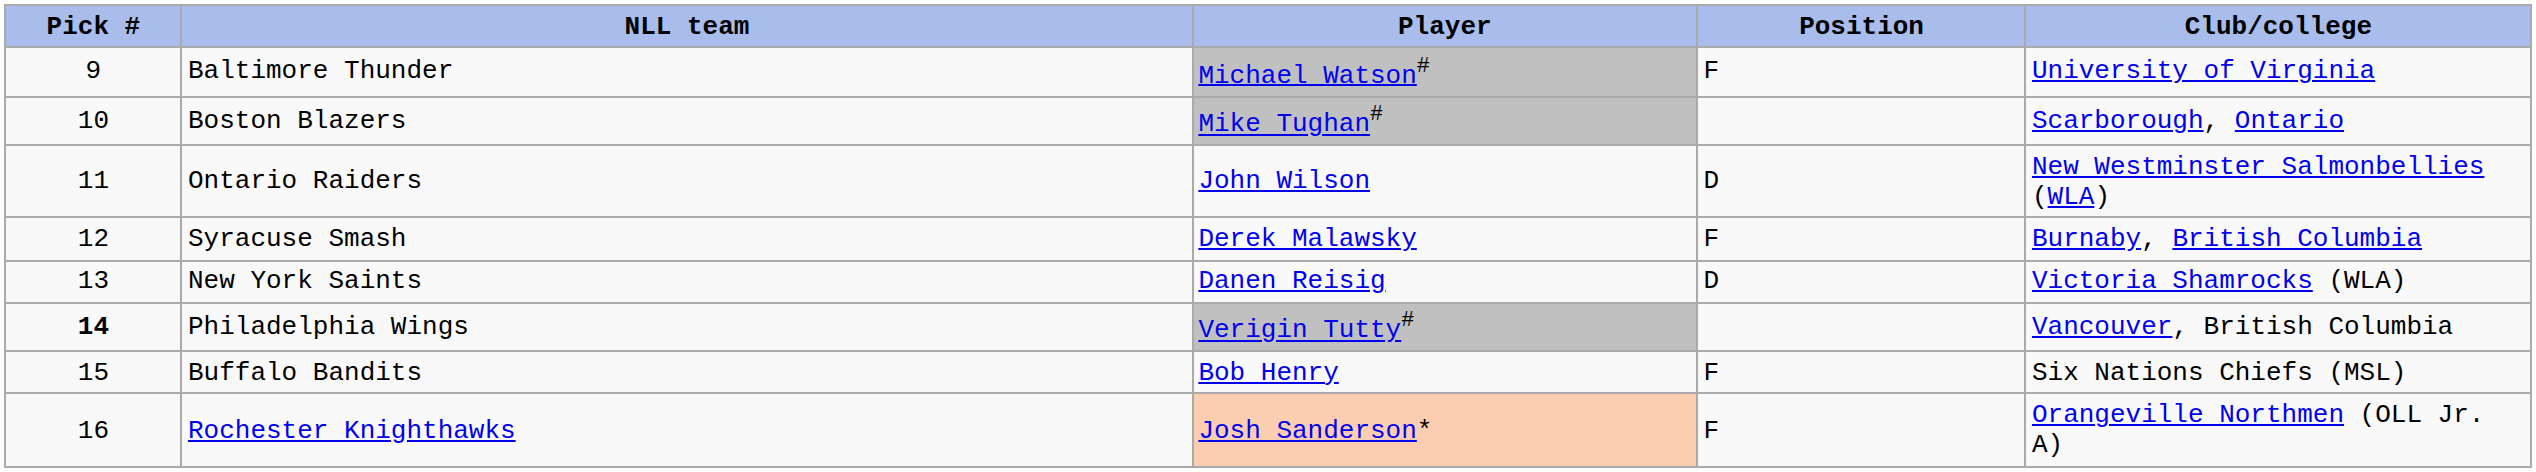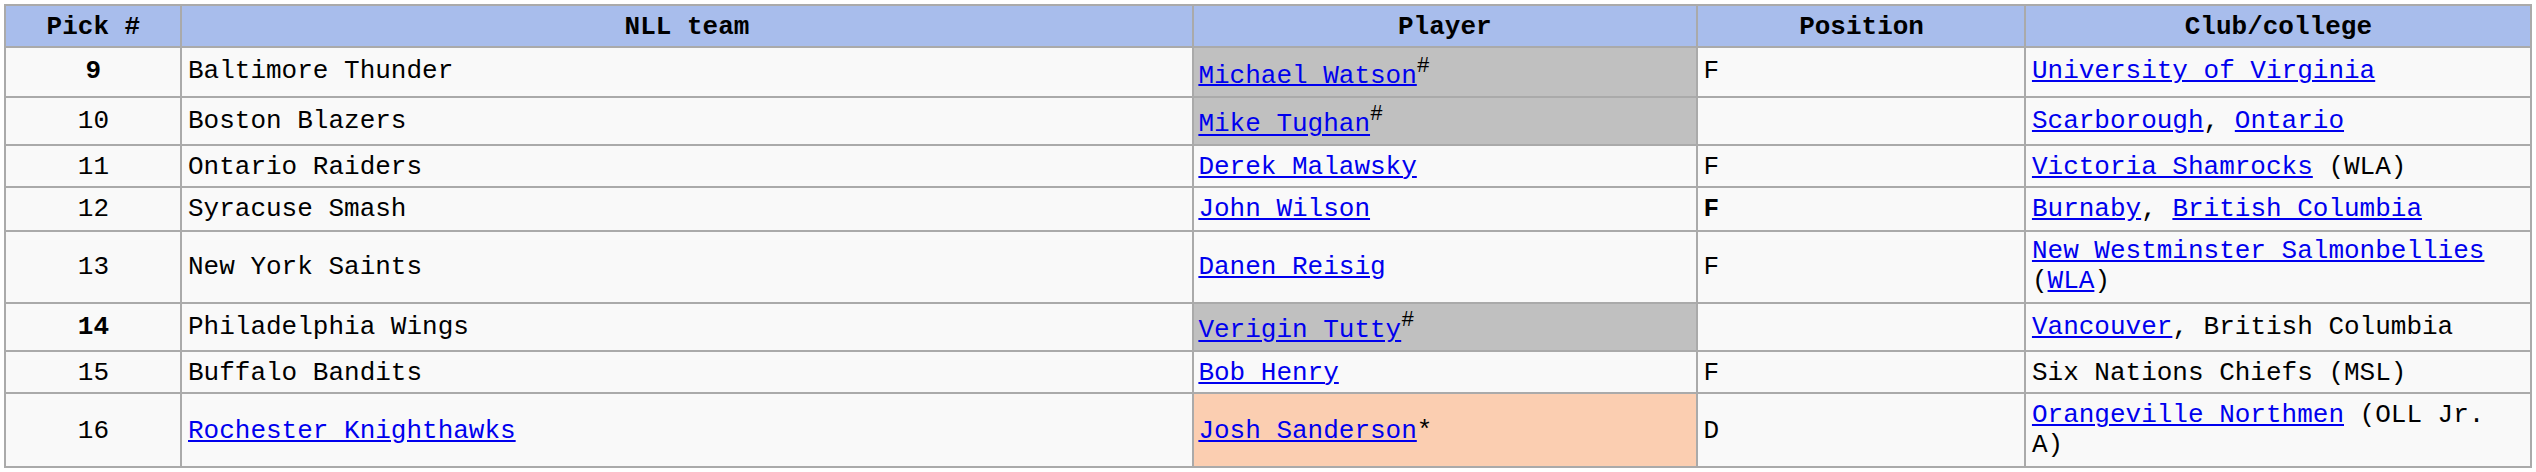(93, 72) normal -> (93, 72) bold
(1284, 182) John Wilson -> (1308, 167) Derek Malawsky
(1711, 182) D -> (1711, 167) F
(2258, 182) New Westminster Salmonbellies (WLA) -> (2219, 167) Victoria Shamrocks (WLA)
(1308, 239) Derek Malawsky -> (1284, 209) John Wilson
(1711, 239) normal -> (1711, 209) bold
(1711, 281) D -> (1711, 266) F
(2219, 281) Victoria Shamrocks (WLA) -> (2258, 266) New Westminster Salmonbellies (WLA)
(1711, 430) F -> (1711, 430) D
